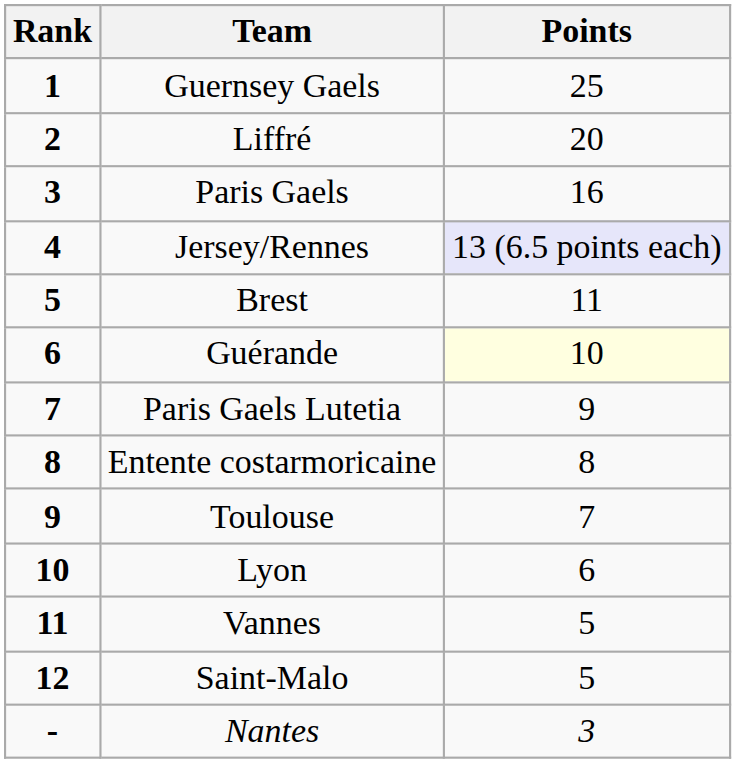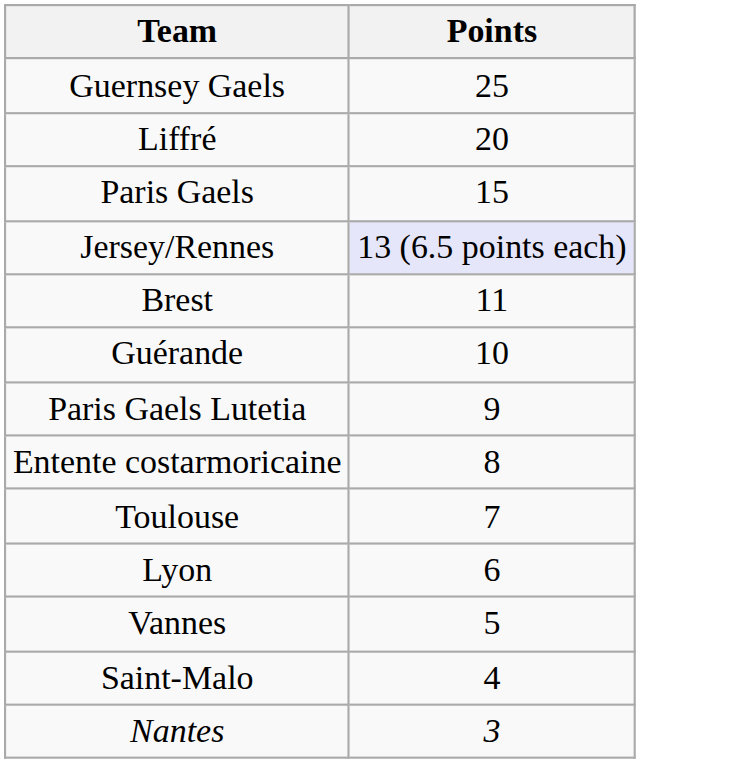- column: (52, 31)
(587, 192) 16 -> (492, 192) 15
(587, 354) lightyellow background -> (492, 354) no background
(587, 676) 5 -> (492, 676) 4
